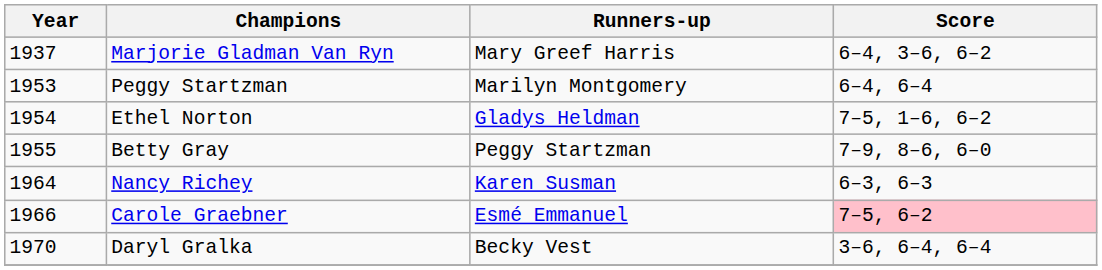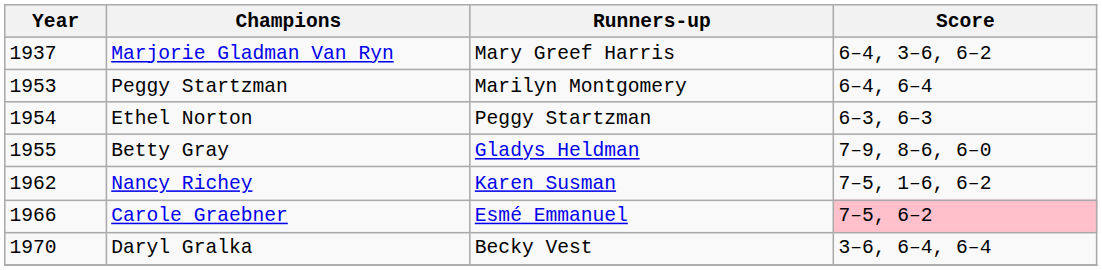(557, 118) Gladys Heldman -> (563, 118) Peggy Startzman
(915, 118) 7–5, 1–6, 6–2 -> (885, 118) 6–3, 6–3
(563, 151) Peggy Startzman -> (557, 151) Gladys Heldman
(33, 183) 1964 -> (33, 183) 1962
(885, 183) 6–3, 6–3 -> (915, 183) 7–5, 1–6, 6–2
